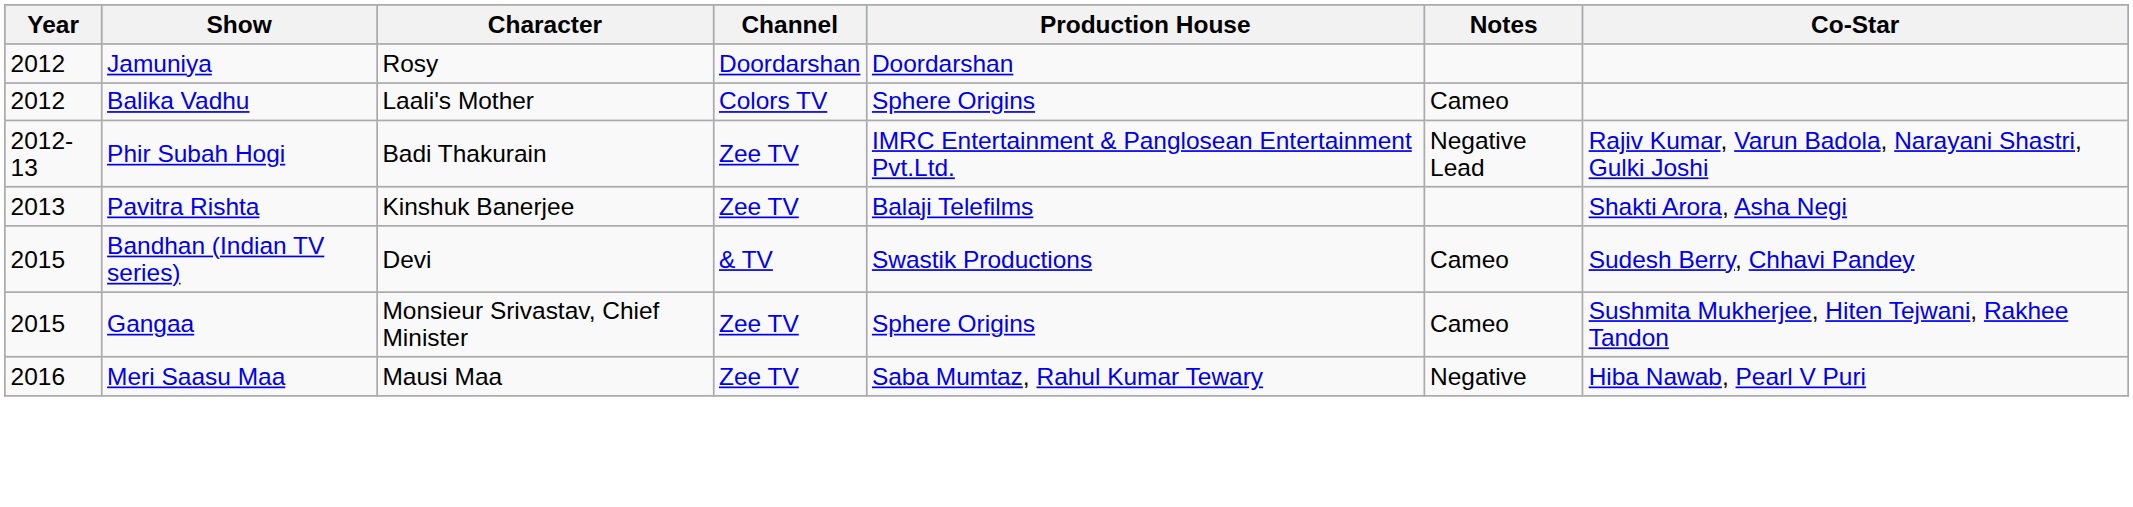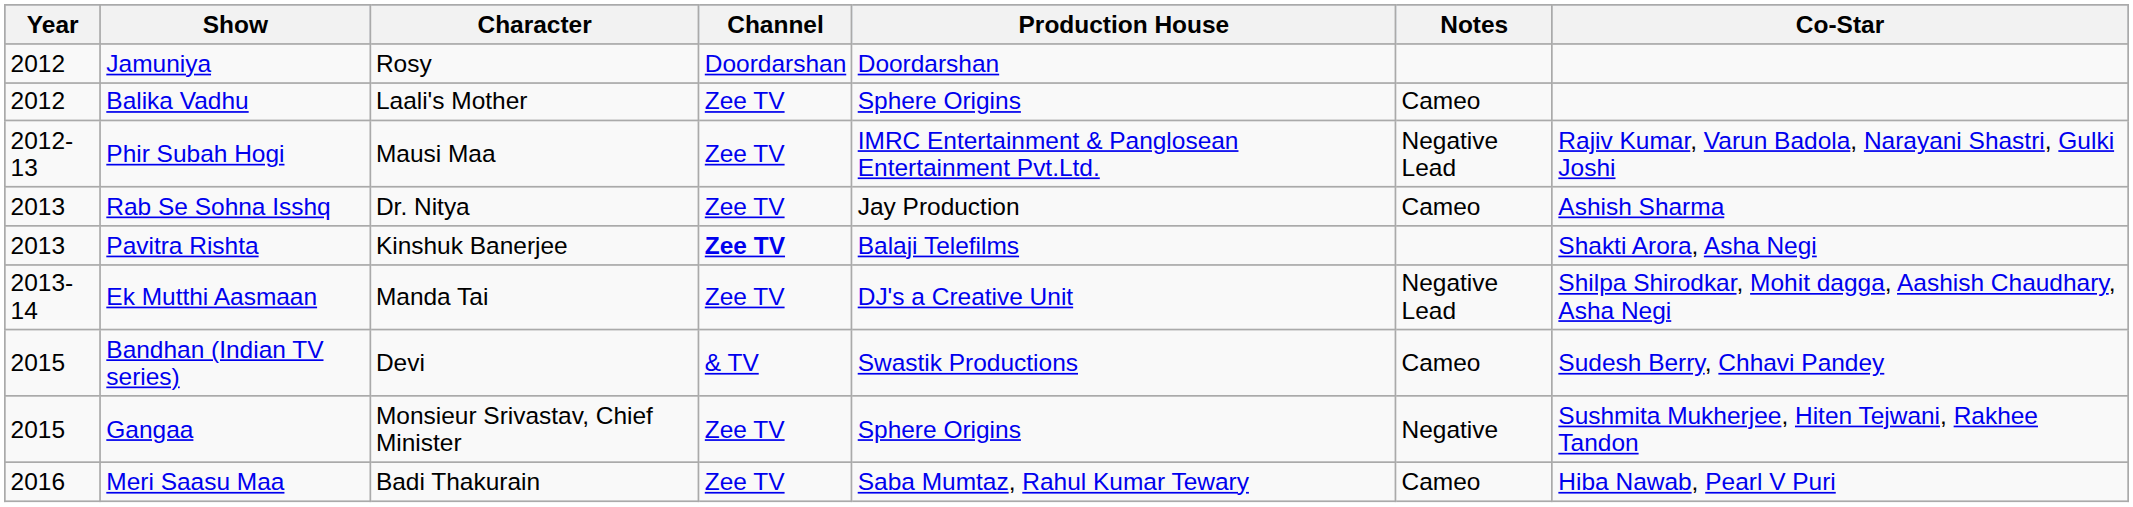(773, 102) Colors TV -> (745, 102) Zee TV
(465, 154) Badi Thakurain -> (436, 154) Mausi Maa
+ row: (219, 206)
(759, 206) normal -> (745, 245) bold
+ row: (212, 297)
(1469, 325) Cameo -> (1450, 429) Negative
(442, 377) Mausi Maa -> (458, 481) Badi Thakurain
(1478, 377) Negative -> (1441, 481) Cameo
